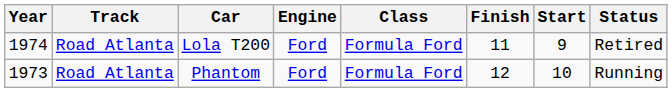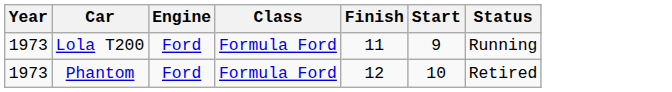- column: (115, 18)
(28, 46) 1974 -> (28, 46) 1973
(629, 46) Retired -> (503, 46) Running
(629, 73) Running -> (503, 73) Retired
